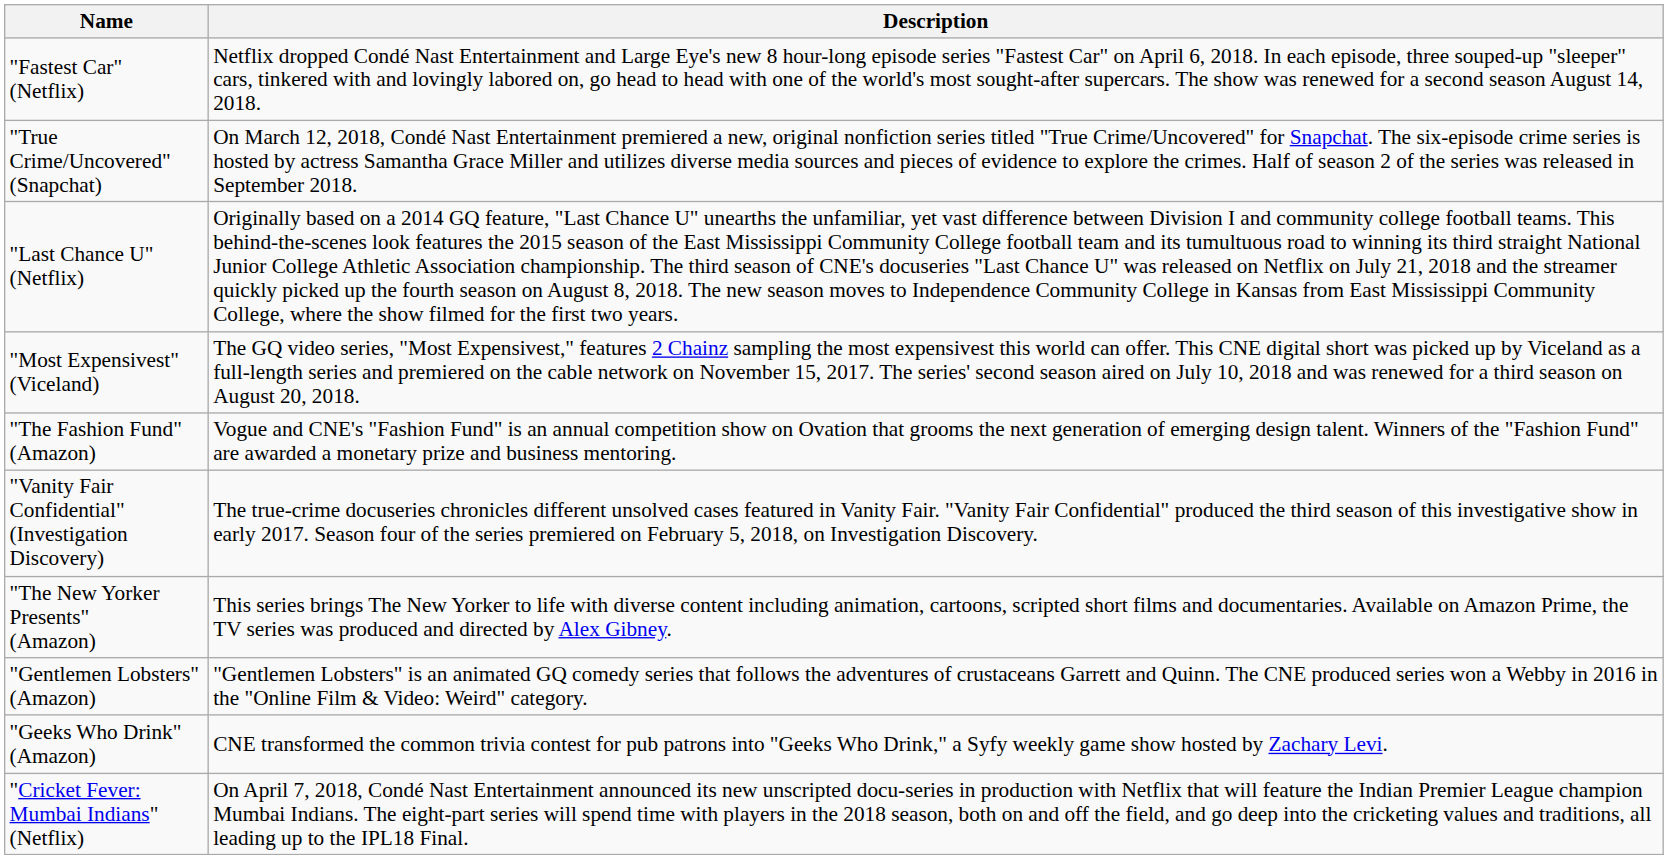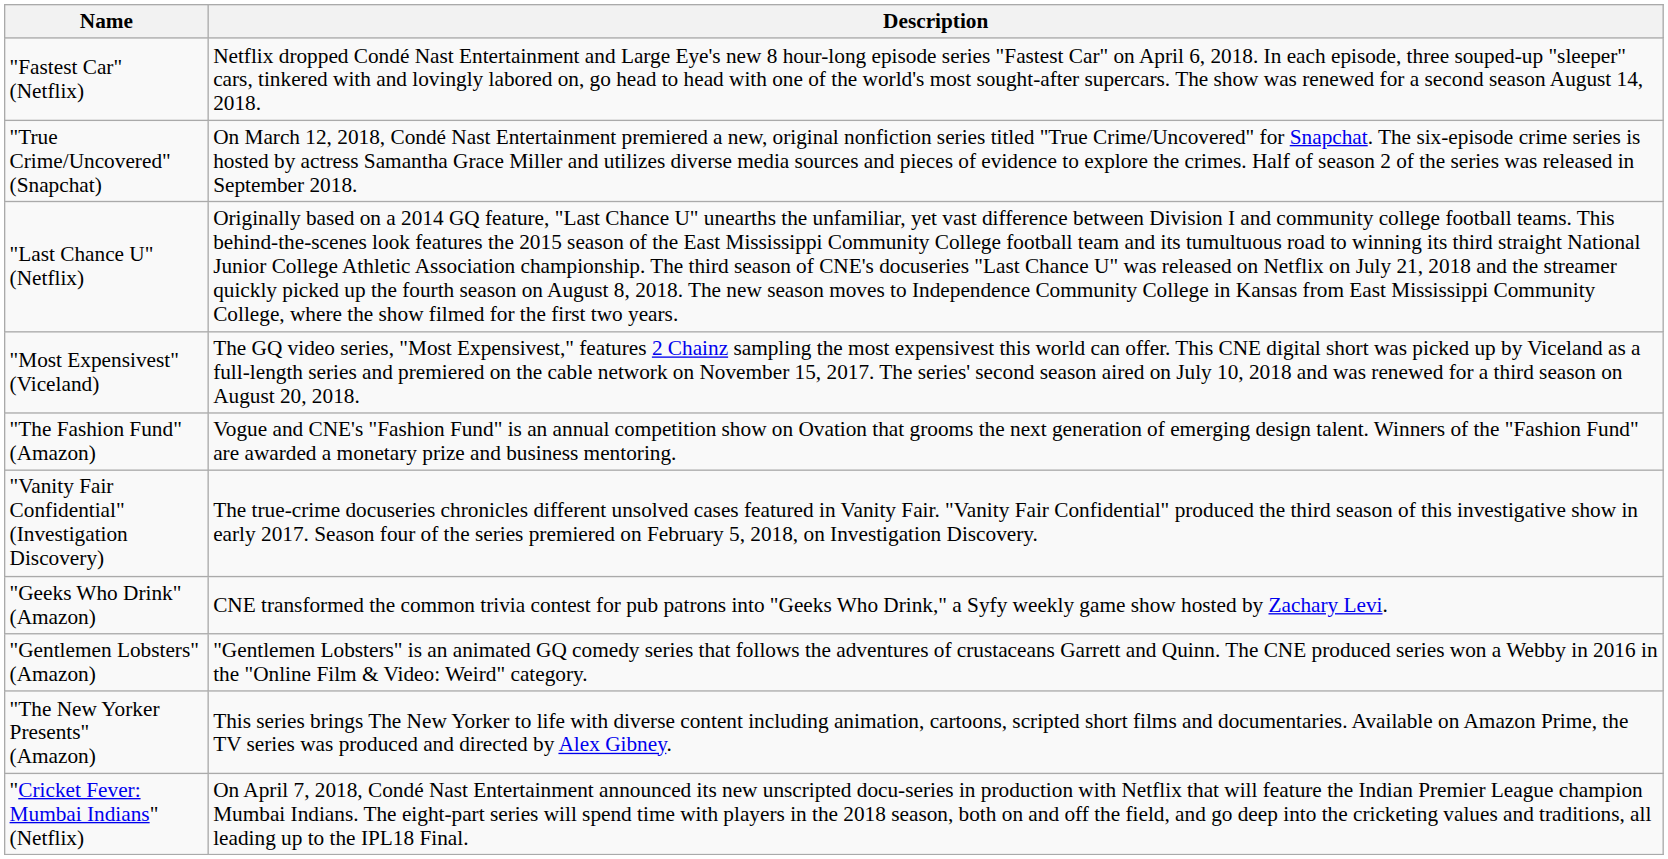rows swapped: (85, 616) <-> (95, 744)
